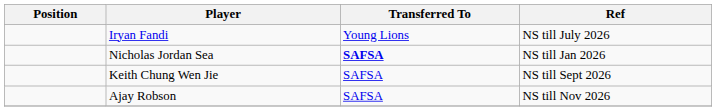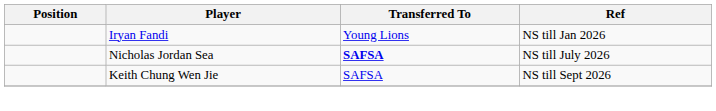(566, 34) NS till July 2026 -> (564, 34) NS till Jan 2026
(564, 55) NS till Jan 2026 -> (566, 55) NS till July 2026
- row: (143, 95)
